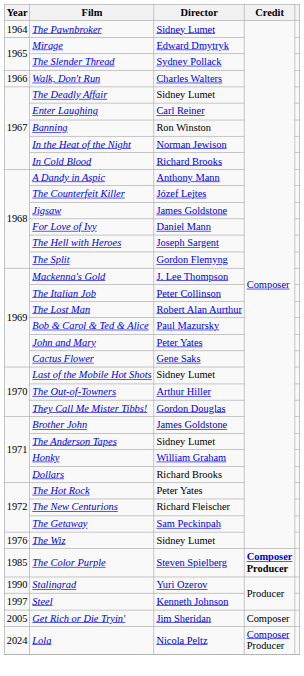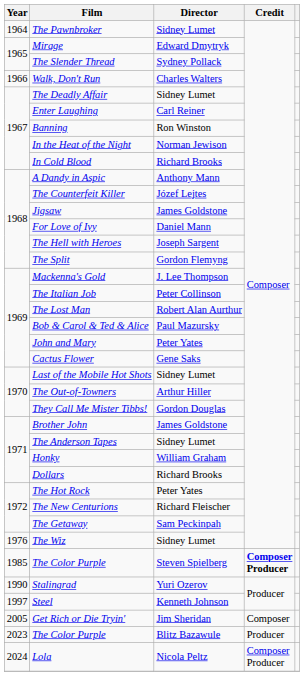+ row: (69, 634)
